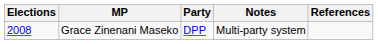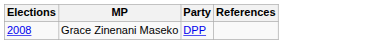- column: (261, 13)
